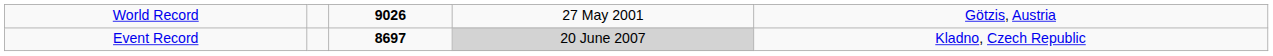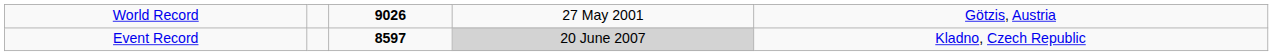(390, 39) 8697 -> (390, 39) 8597
